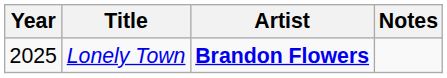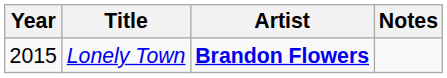(33, 55) 2025 -> (33, 55) 2015
